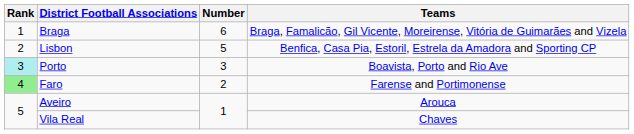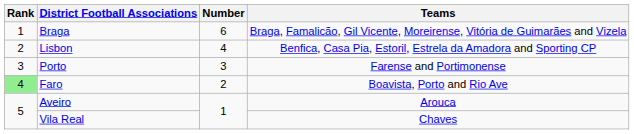(223, 48) 5 -> (223, 48) 4
(21, 66) paleturquoise background -> (21, 66) no background
(438, 66) Boavista, Porto and Rio Ave -> (438, 66) Farense and Portimonense
(438, 84) Farense and Portimonense -> (438, 84) Boavista, Porto and Rio Ave
